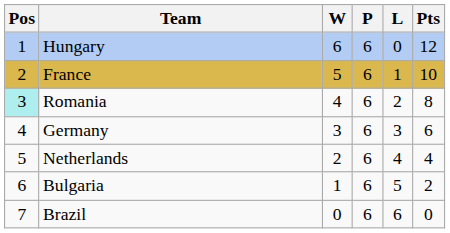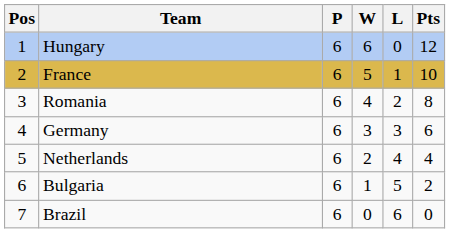columns swapped: (367, 18) <-> (337, 18)
(22, 102) paleturquoise background -> (22, 102) no background
